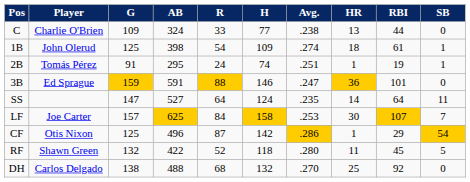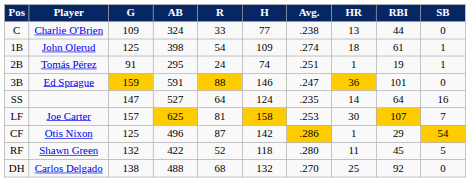(443, 99) 11 -> (443, 99) 16
(220, 116) 84 -> (220, 116) 81
